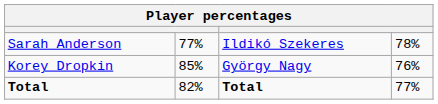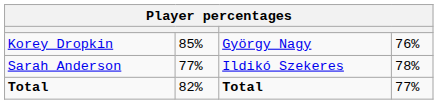rows swapped: (65, 44) <-> (60, 66)
